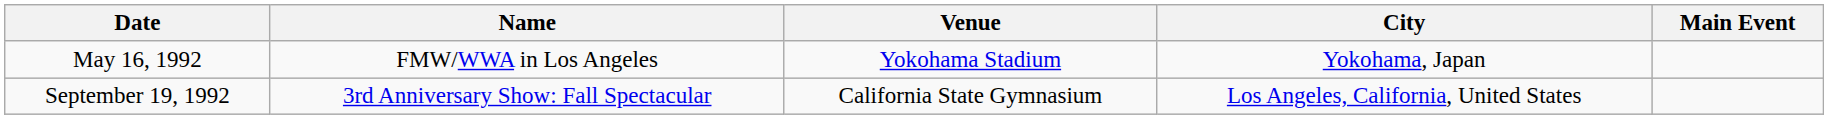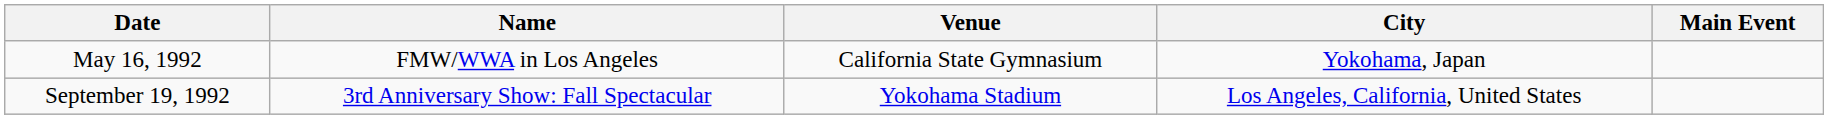(970, 59) Yokohama Stadium -> (970, 59) California State Gymnasium
(970, 95) California State Gymnasium -> (970, 95) Yokohama Stadium
